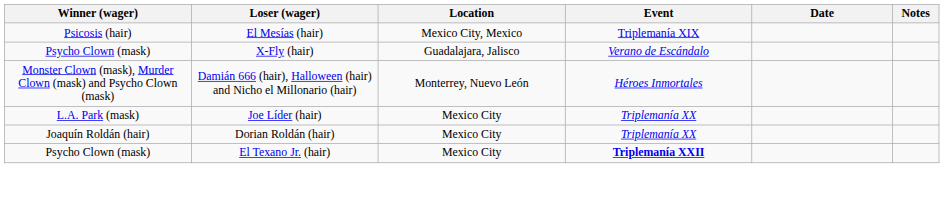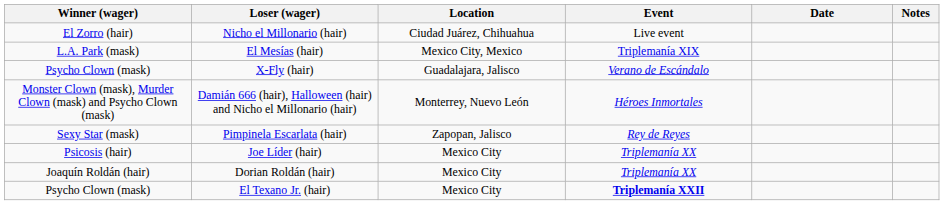+ row: (285, 32)
(98, 32) Psicosis (hair) -> (98, 51) L.A. Park (mask)
+ row: (285, 134)
(98, 115) L.A. Park (mask) -> (98, 153) Psicosis (hair)
